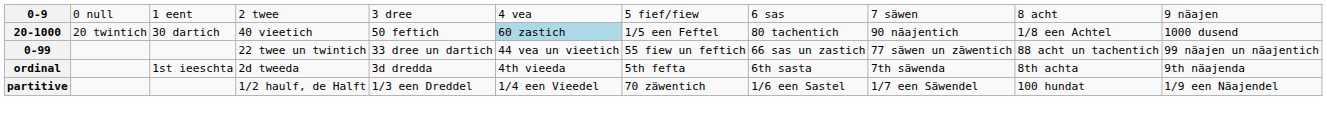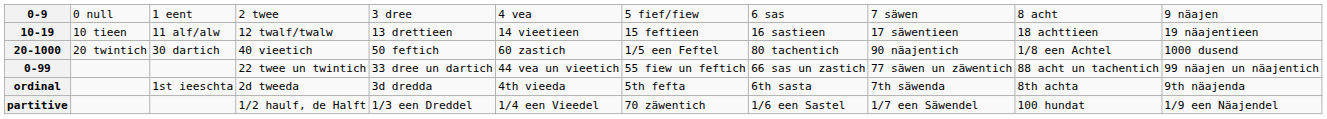+ row: (37, 32)
(532, 32) lightblue background -> (532, 50) no background
